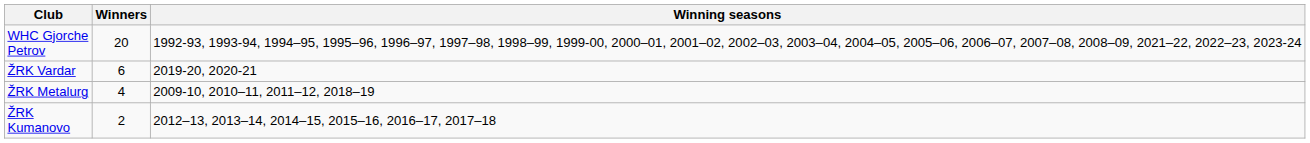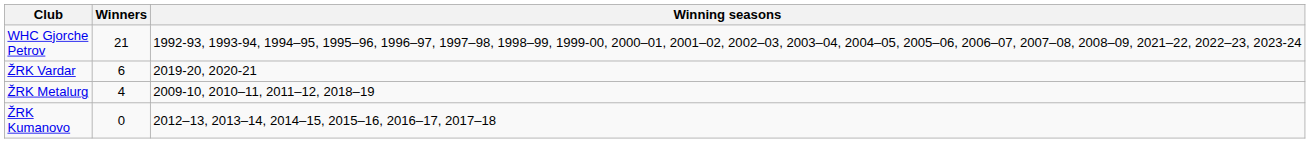(121, 43) 20 -> (121, 43) 21
(121, 120) 2 -> (121, 120) 0
